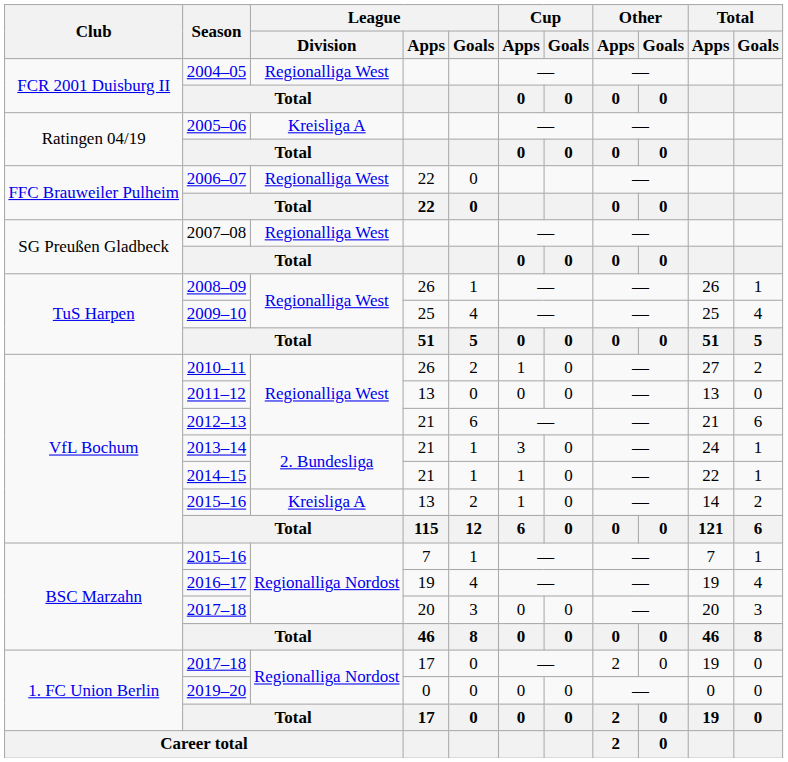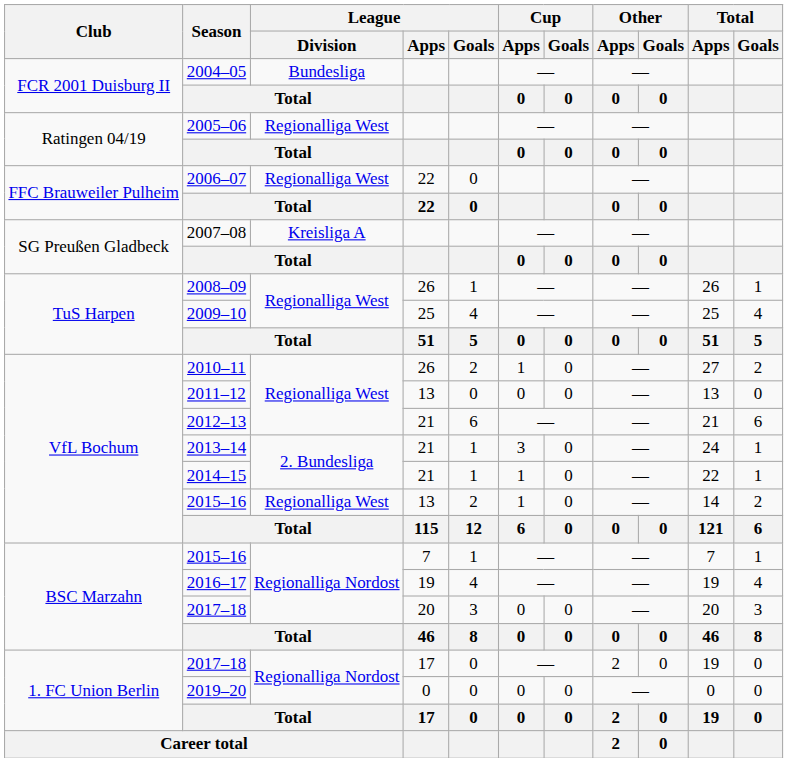(327, 71) Regionalliga West -> (327, 71) Bundesliga
(327, 125) Kreisliga A -> (327, 125) Regionalliga West
(327, 233) Regionalliga West -> (327, 233) Kreisliga A
(327, 502) Kreisliga A -> (327, 502) Regionalliga West
